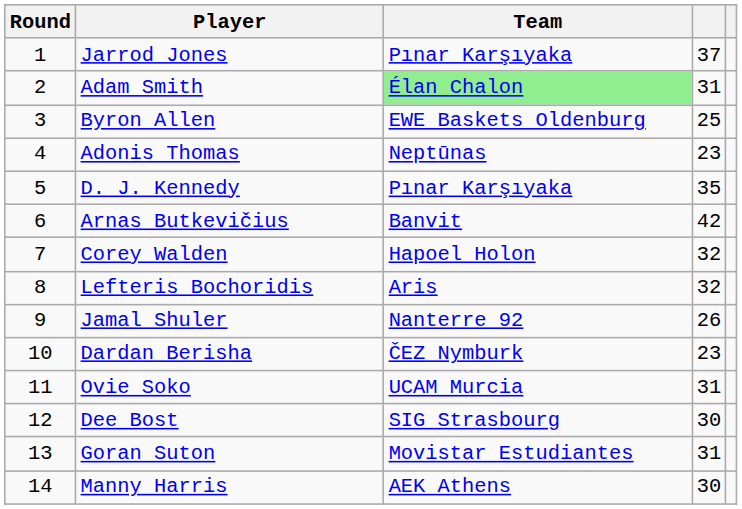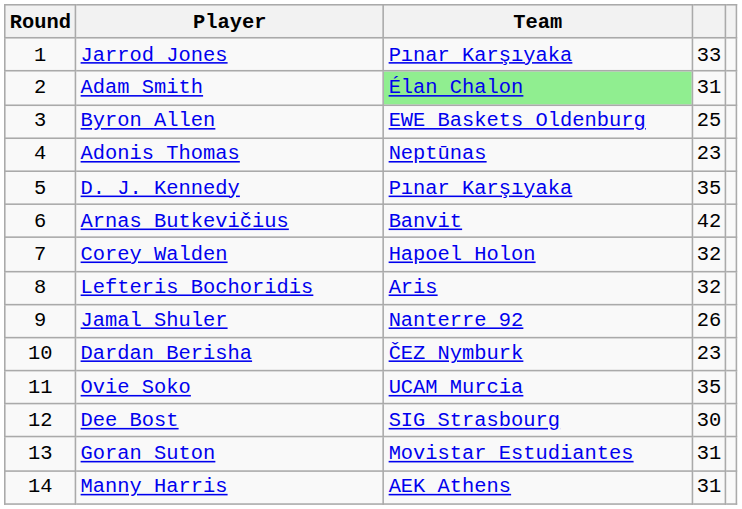(709, 55) 37 -> (709, 55) 33
(709, 387) 31 -> (709, 387) 35
(709, 487) 30 -> (709, 487) 31
